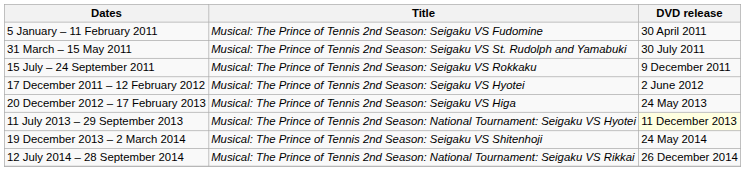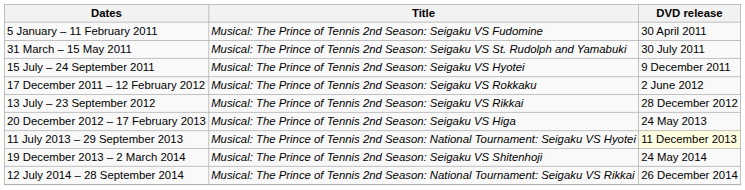(374, 67) Musical: The Prince of Tennis 2nd Season: Seigaku VS Rokkaku -> (368, 67) Musical: The Prince of Tennis 2nd Season: Seigaku VS Hyotei
(368, 85) Musical: The Prince of Tennis 2nd Season: Seigaku VS Hyotei -> (374, 85) Musical: The Prince of Tennis 2nd Season: Seigaku VS Rokkaku
+ row: (81, 103)
